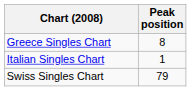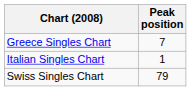(162, 42) 8 -> (162, 42) 7
